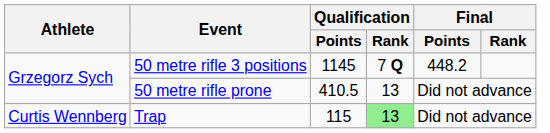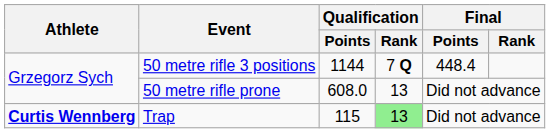(339, 66) 1145 -> (347, 66) 1144
(447, 66) 448.2 -> (456, 66) 448.4
(339, 91) 410.5 -> (347, 91) 608.0
(68, 116) normal -> (72, 116) bold
